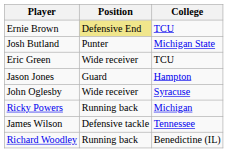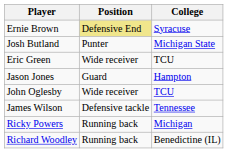(164, 28) TCU -> (172, 28) Syracuse
(172, 92) Syracuse -> (164, 92) TCU
rows swapped: (35, 108) <-> (34, 124)
